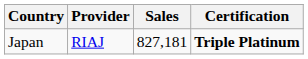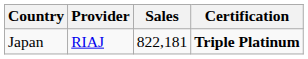(162, 41) 827,181 -> (162, 41) 822,181
